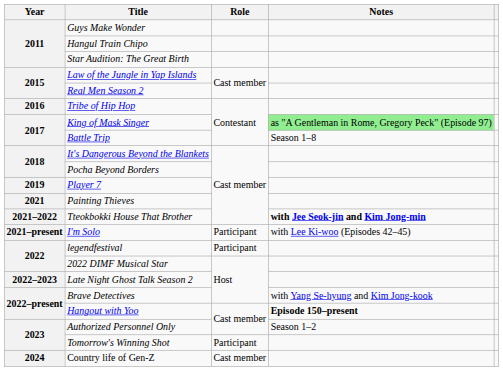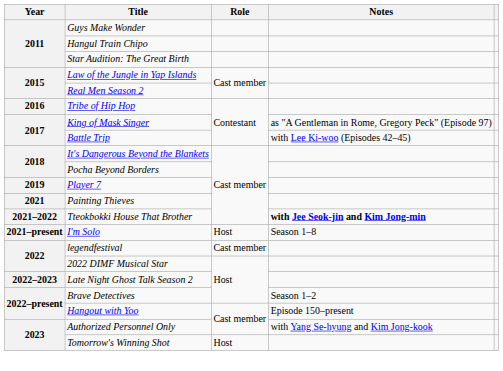(381, 122) lightgreen background -> (381, 122) no background
(293, 138) Season 1–8 -> (341, 138) with Lee Ki-woo (Episodes 42–45)
(235, 232) Participant -> (223, 232) Host
(341, 232) with Lee Ki-woo (Episodes 42–45) -> (293, 232) Season 1–8
(235, 248) Participant -> (240, 248) Cast member
(352, 295) with Yang Se-hyung and Kim Jong-kook -> (293, 295) Season 1–2
(314, 311) bold -> (312, 311) normal
(293, 327) Season 1–2 -> (352, 327) with Yang Se-hyung and Kim Jong-kook
(235, 342) Participant -> (223, 342) Host
- row: (111, 358)
